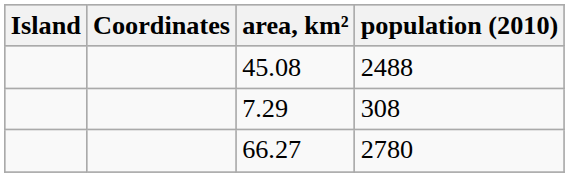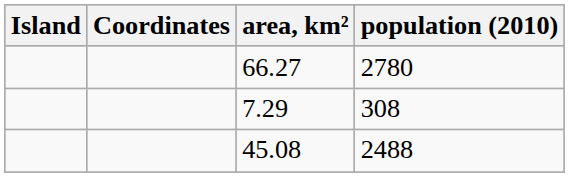rows swapped: (272, 66) <-> (272, 150)
